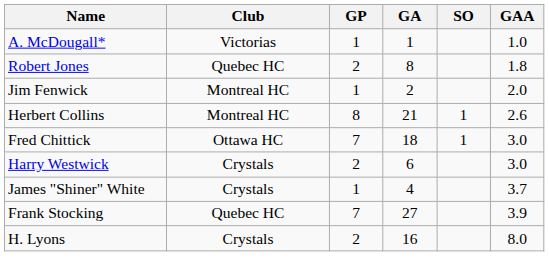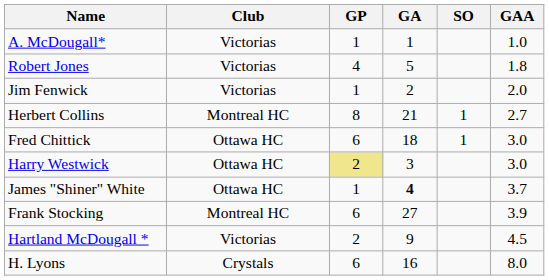(248, 66) Quebec HC -> (248, 66) Victorias
(356, 66) 2 -> (356, 66) 4
(410, 66) 8 -> (410, 66) 5
(248, 90) Montreal HC -> (248, 90) Victorias
(517, 115) 2.6 -> (517, 115) 2.7
(356, 139) 7 -> (356, 139) 6
(248, 164) Crystals -> (248, 164) Ottawa HC
(356, 164) no background -> (356, 164) khaki background
(410, 164) 6 -> (410, 164) 3
(248, 189) Crystals -> (248, 189) Ottawa HC
(410, 189) normal -> (410, 189) bold
(248, 213) Quebec HC -> (248, 213) Montreal HC
(356, 213) 7 -> (356, 213) 6
+ row: (78, 238)
(356, 238) 2 -> (356, 262) 6
